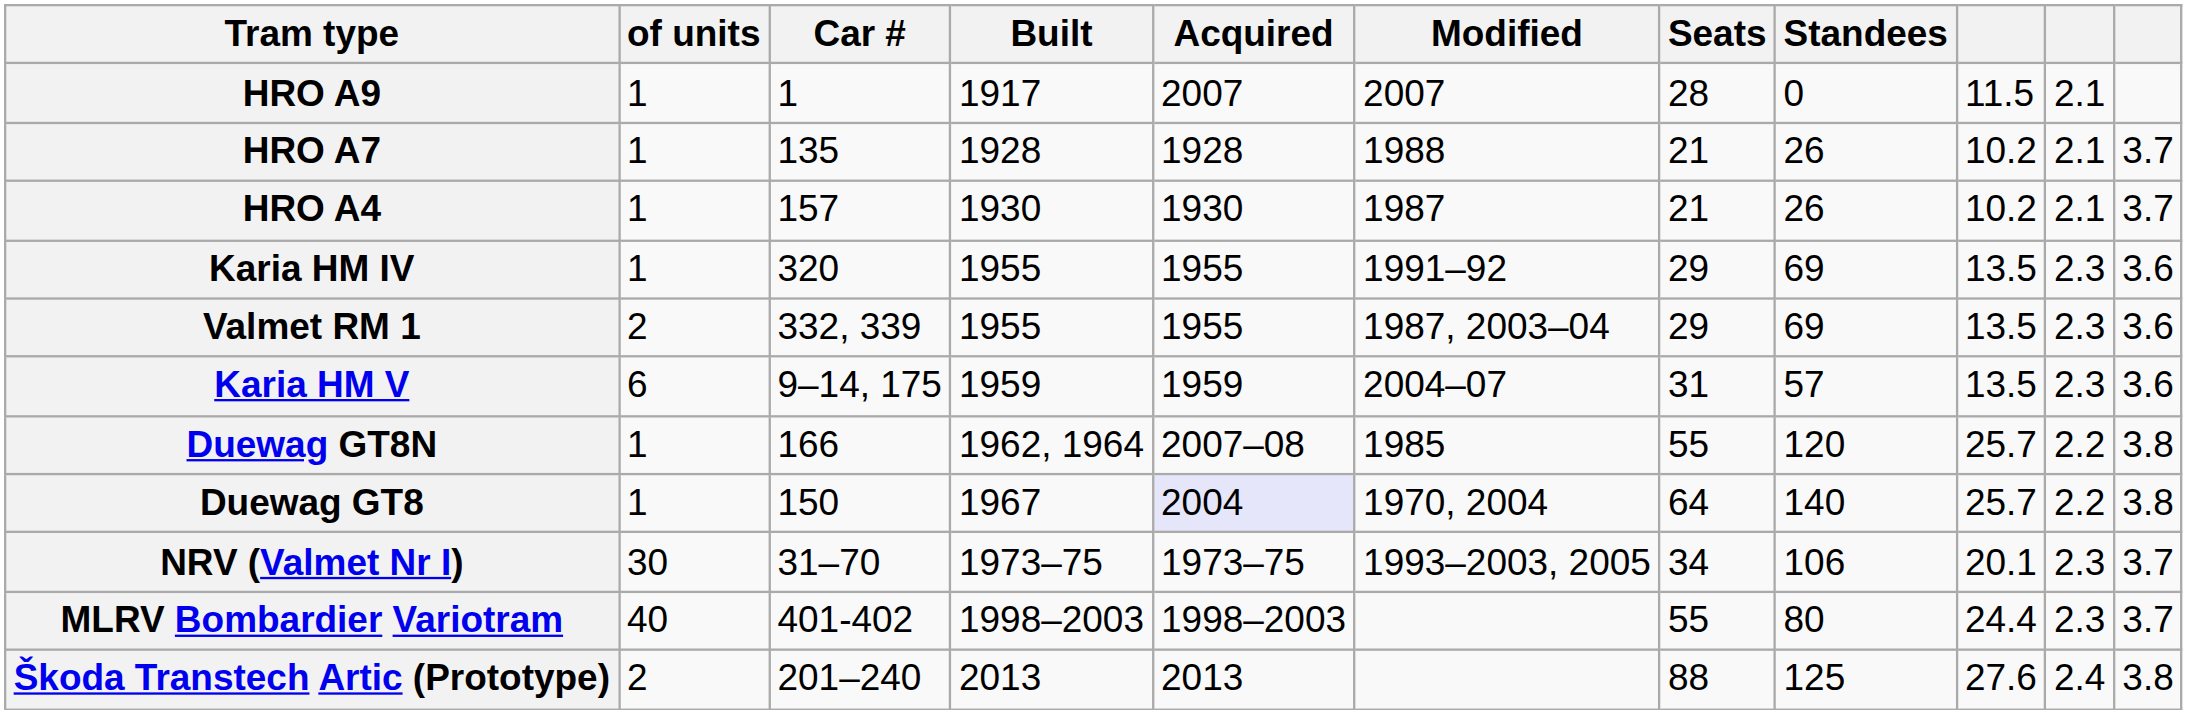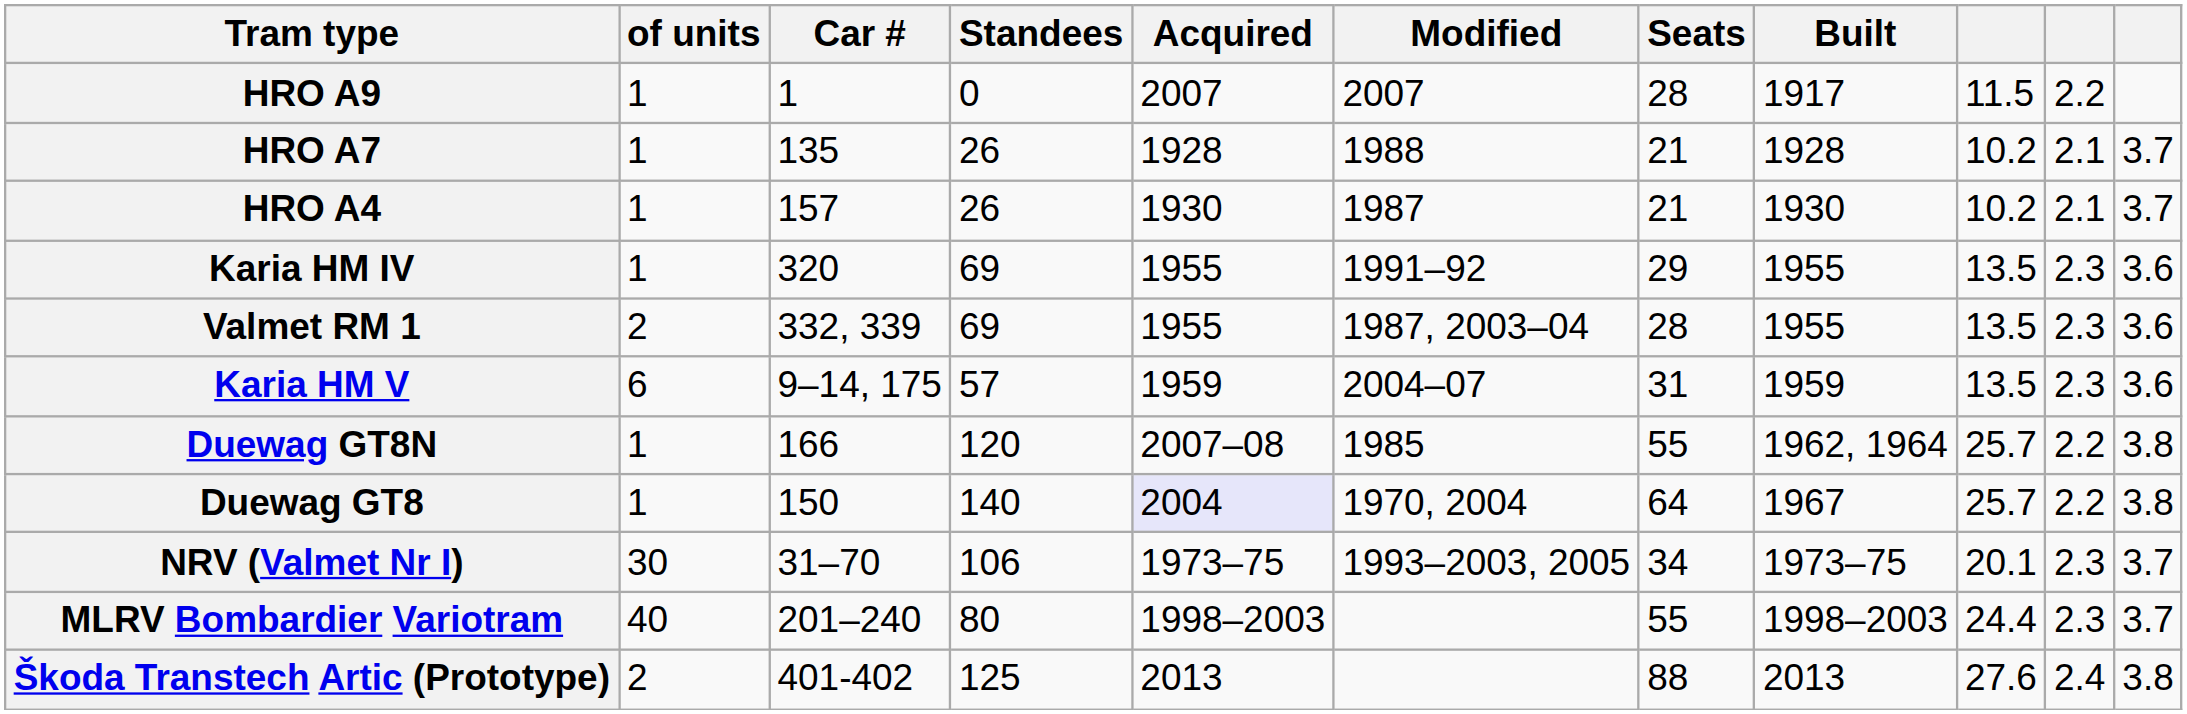columns swapped: (1051, 33) <-> (1866, 33)
(2080, 92) 2.1 -> (2080, 92) 2.2
(1688, 326) 29 -> (1668, 326) 28
(845, 619) 401-402 -> (849, 619) 201–240
(849, 678) 201–240 -> (845, 678) 401-402
